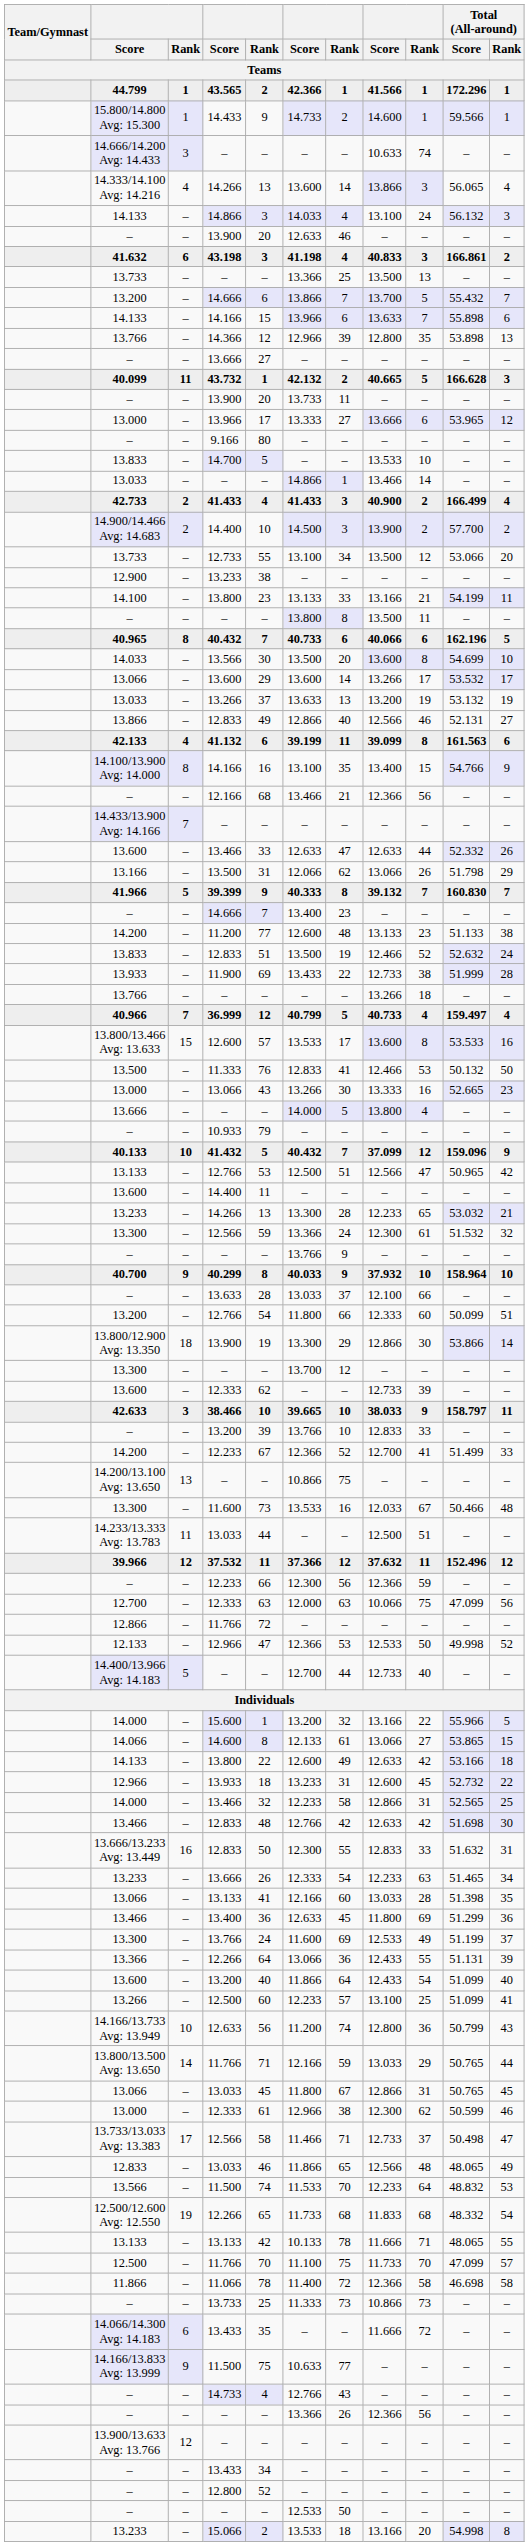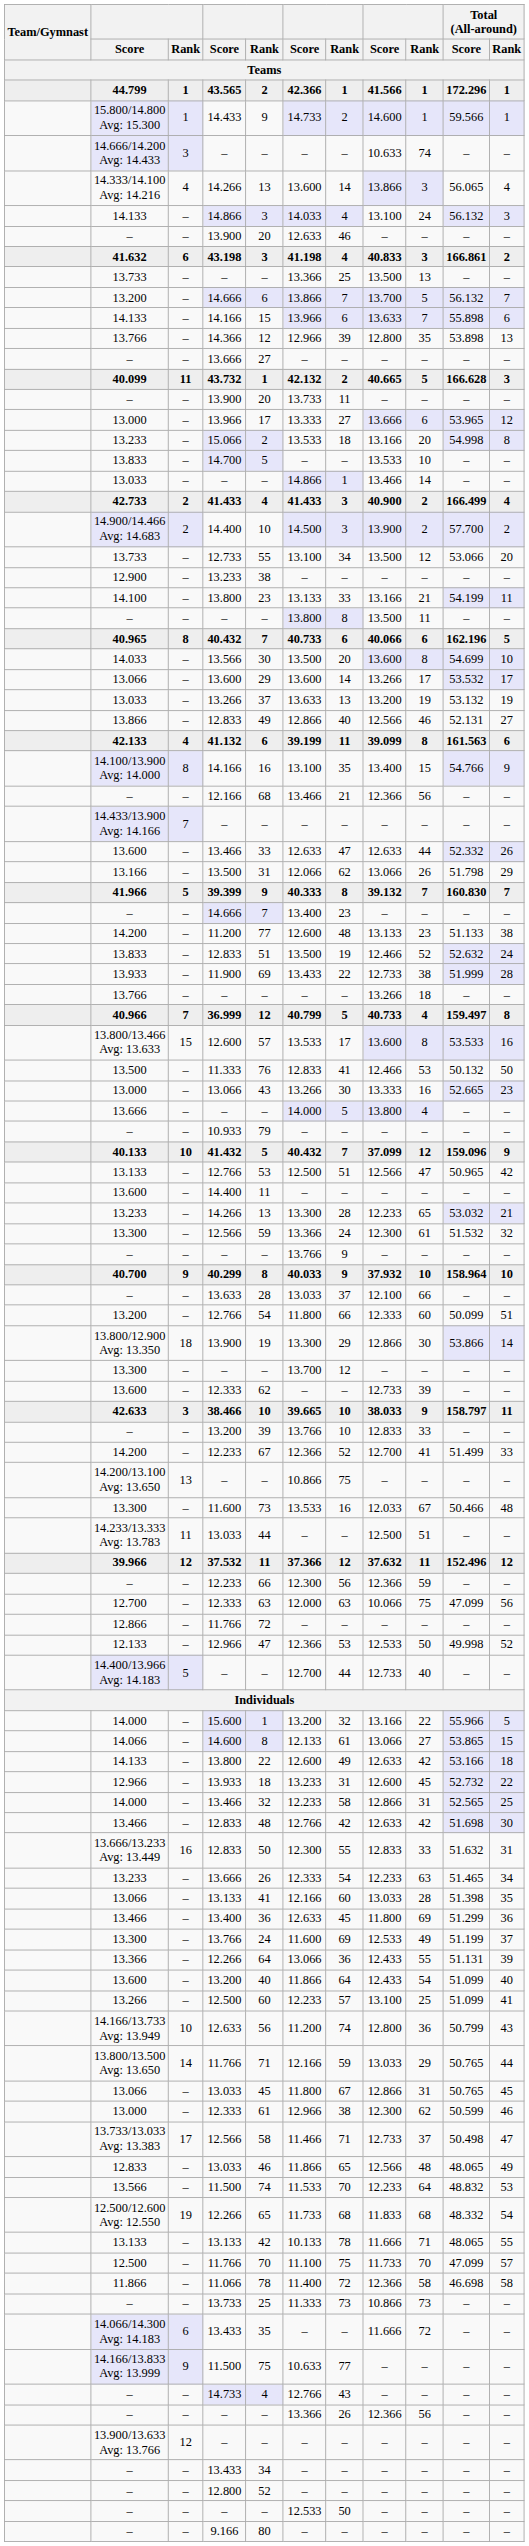(466, 297) 55.432 -> (466, 297) 56.132
rows swapped: (130, 2531) <-> (130, 440)
(507, 1014) 4 -> (507, 1014) 8
